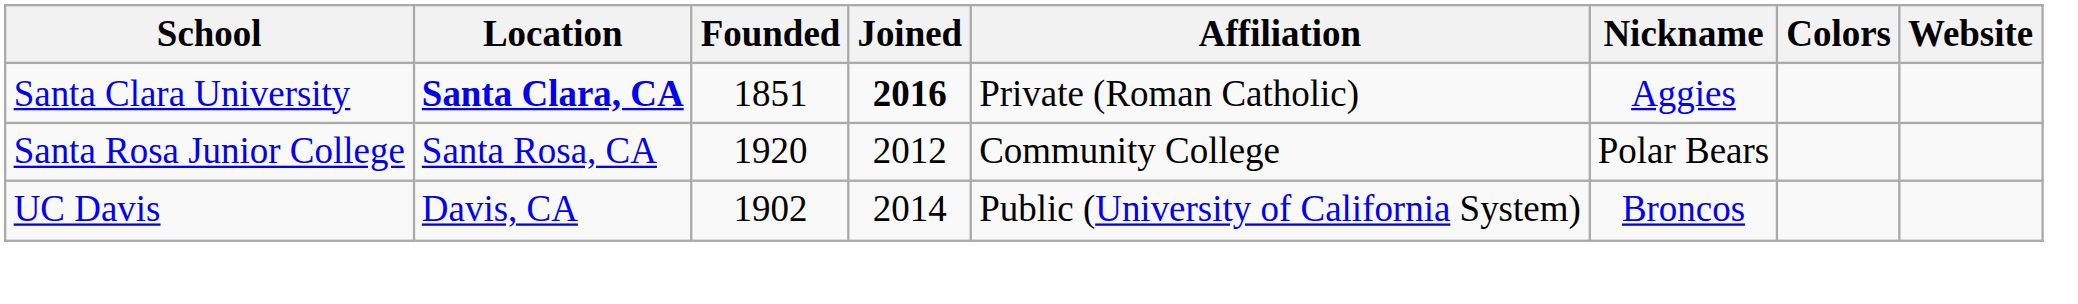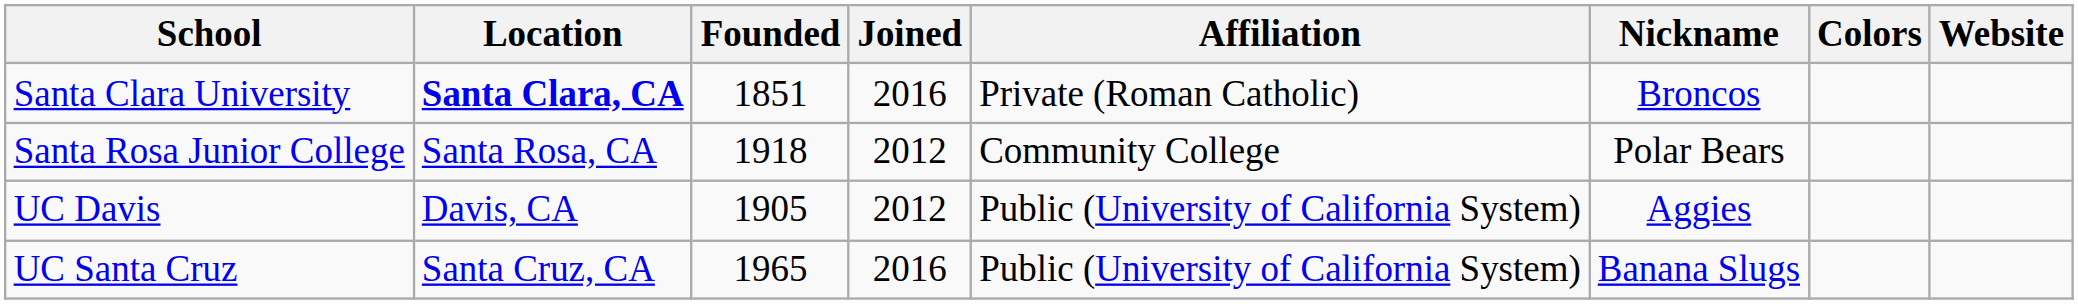(910, 92) bold -> (910, 92) normal
(1683, 92) Aggies -> (1699, 92) Broncos
(771, 151) 1920 -> (771, 151) 1918
(771, 209) 1902 -> (771, 209) 1905
(910, 209) 2014 -> (910, 209) 2012
(1683, 209) Broncos -> (1699, 209) Aggies
+ row: (126, 268)
